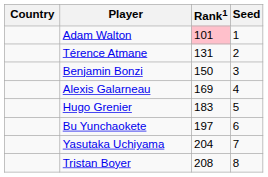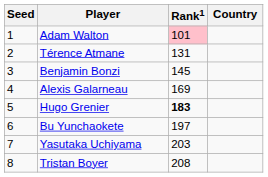columns swapped: (32, 15) <-> (247, 15)
(204, 71) 150 -> (181, 71) 145
(204, 108) normal -> (181, 108) bold
(204, 144) 204 -> (181, 144) 203
